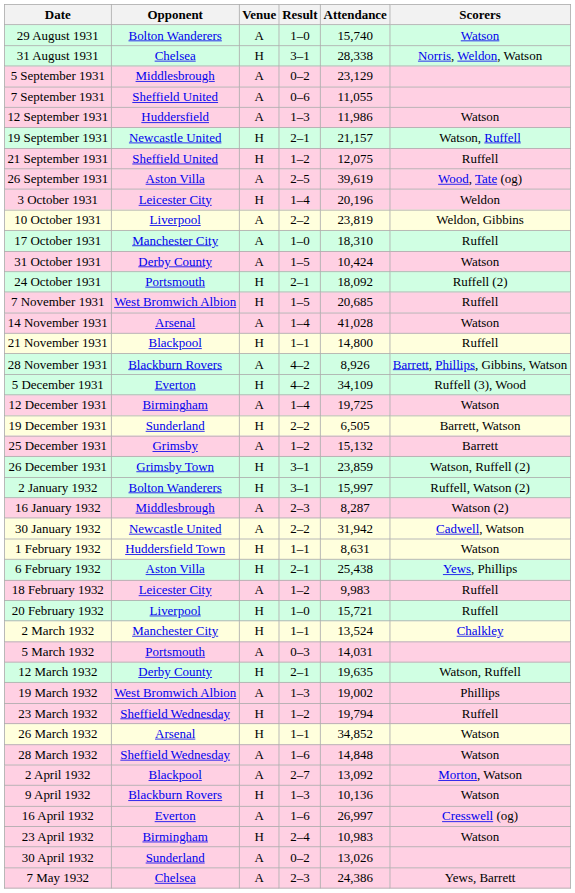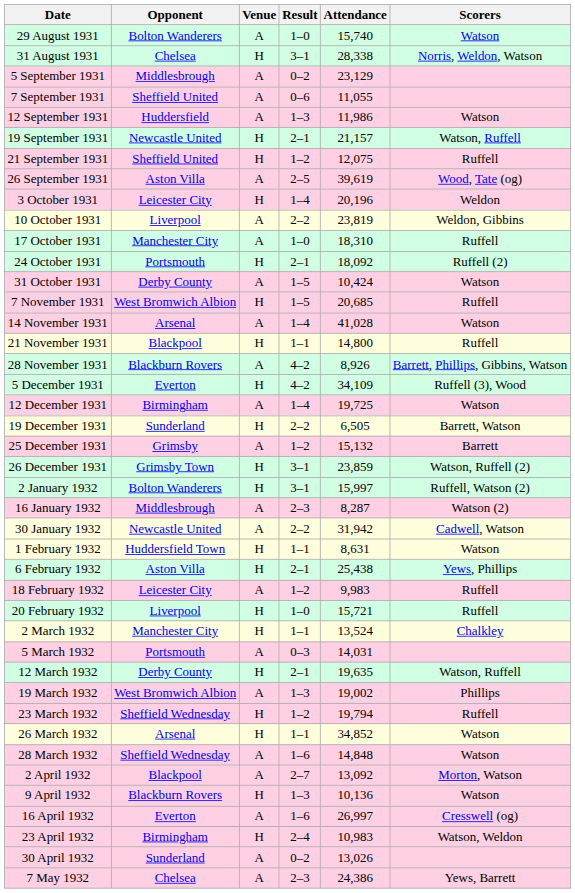rows swapped: (58, 281) <-> (58, 261)
(480, 836) Watson -> (480, 836) Watson, Weldon
